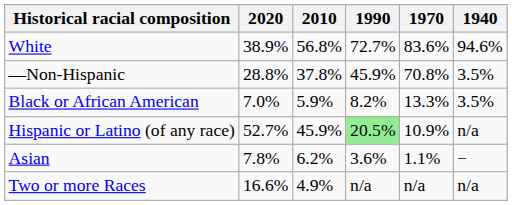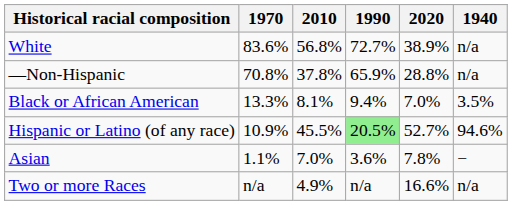columns swapped: (266, 18) <-> (426, 18)
(480, 46) 94.6% -> (468, 46) n/a
(373, 74) 45.9% -> (373, 74) 65.9%
(476, 74) 3.5% -> (468, 74) n/a
(315, 102) 5.9% -> (315, 102) 8.1%
(368, 102) 8.2% -> (368, 102) 9.4%
(319, 130) 45.9% -> (319, 130) 45.5%
(468, 130) n/a -> (480, 130) 94.6%
(315, 158) 6.2% -> (315, 158) 7.0%
